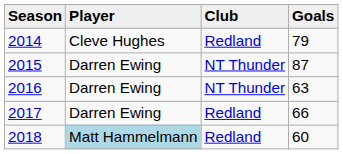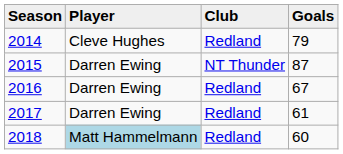(245, 88) NT Thunder -> (233, 88) Redland
(300, 88) 63 -> (300, 88) 67
(300, 112) 66 -> (300, 112) 61
